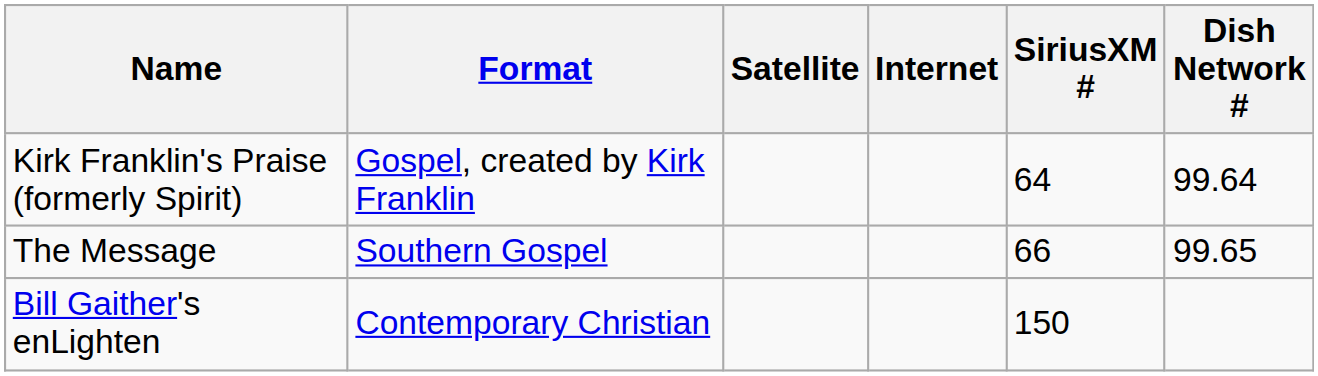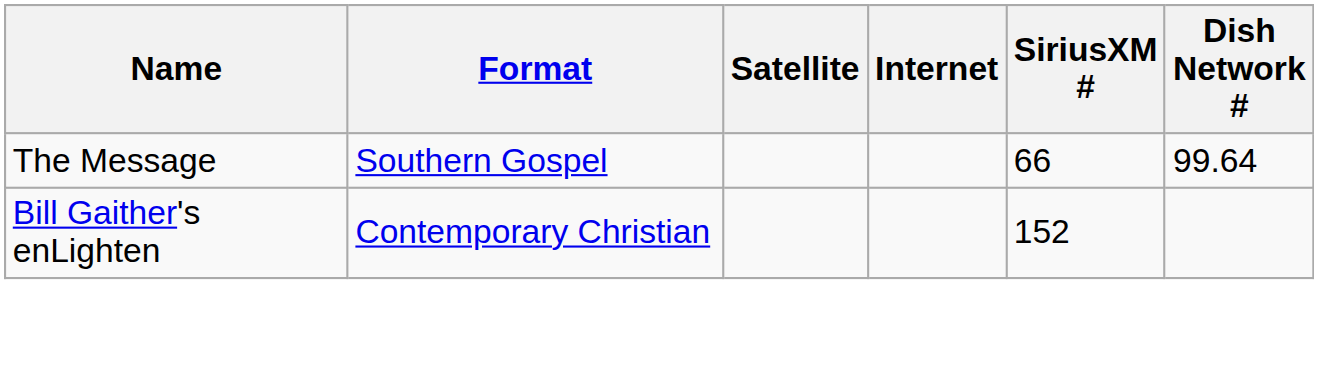- row: (170, 178)
(1215, 251) 99.65 -> (1215, 160) 99.64
(1042, 323) 150 -> (1042, 232) 152
